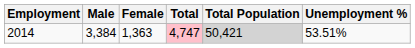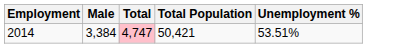- column: (143, 14)
(224, 33) lightgrey background -> (176, 33) no background
